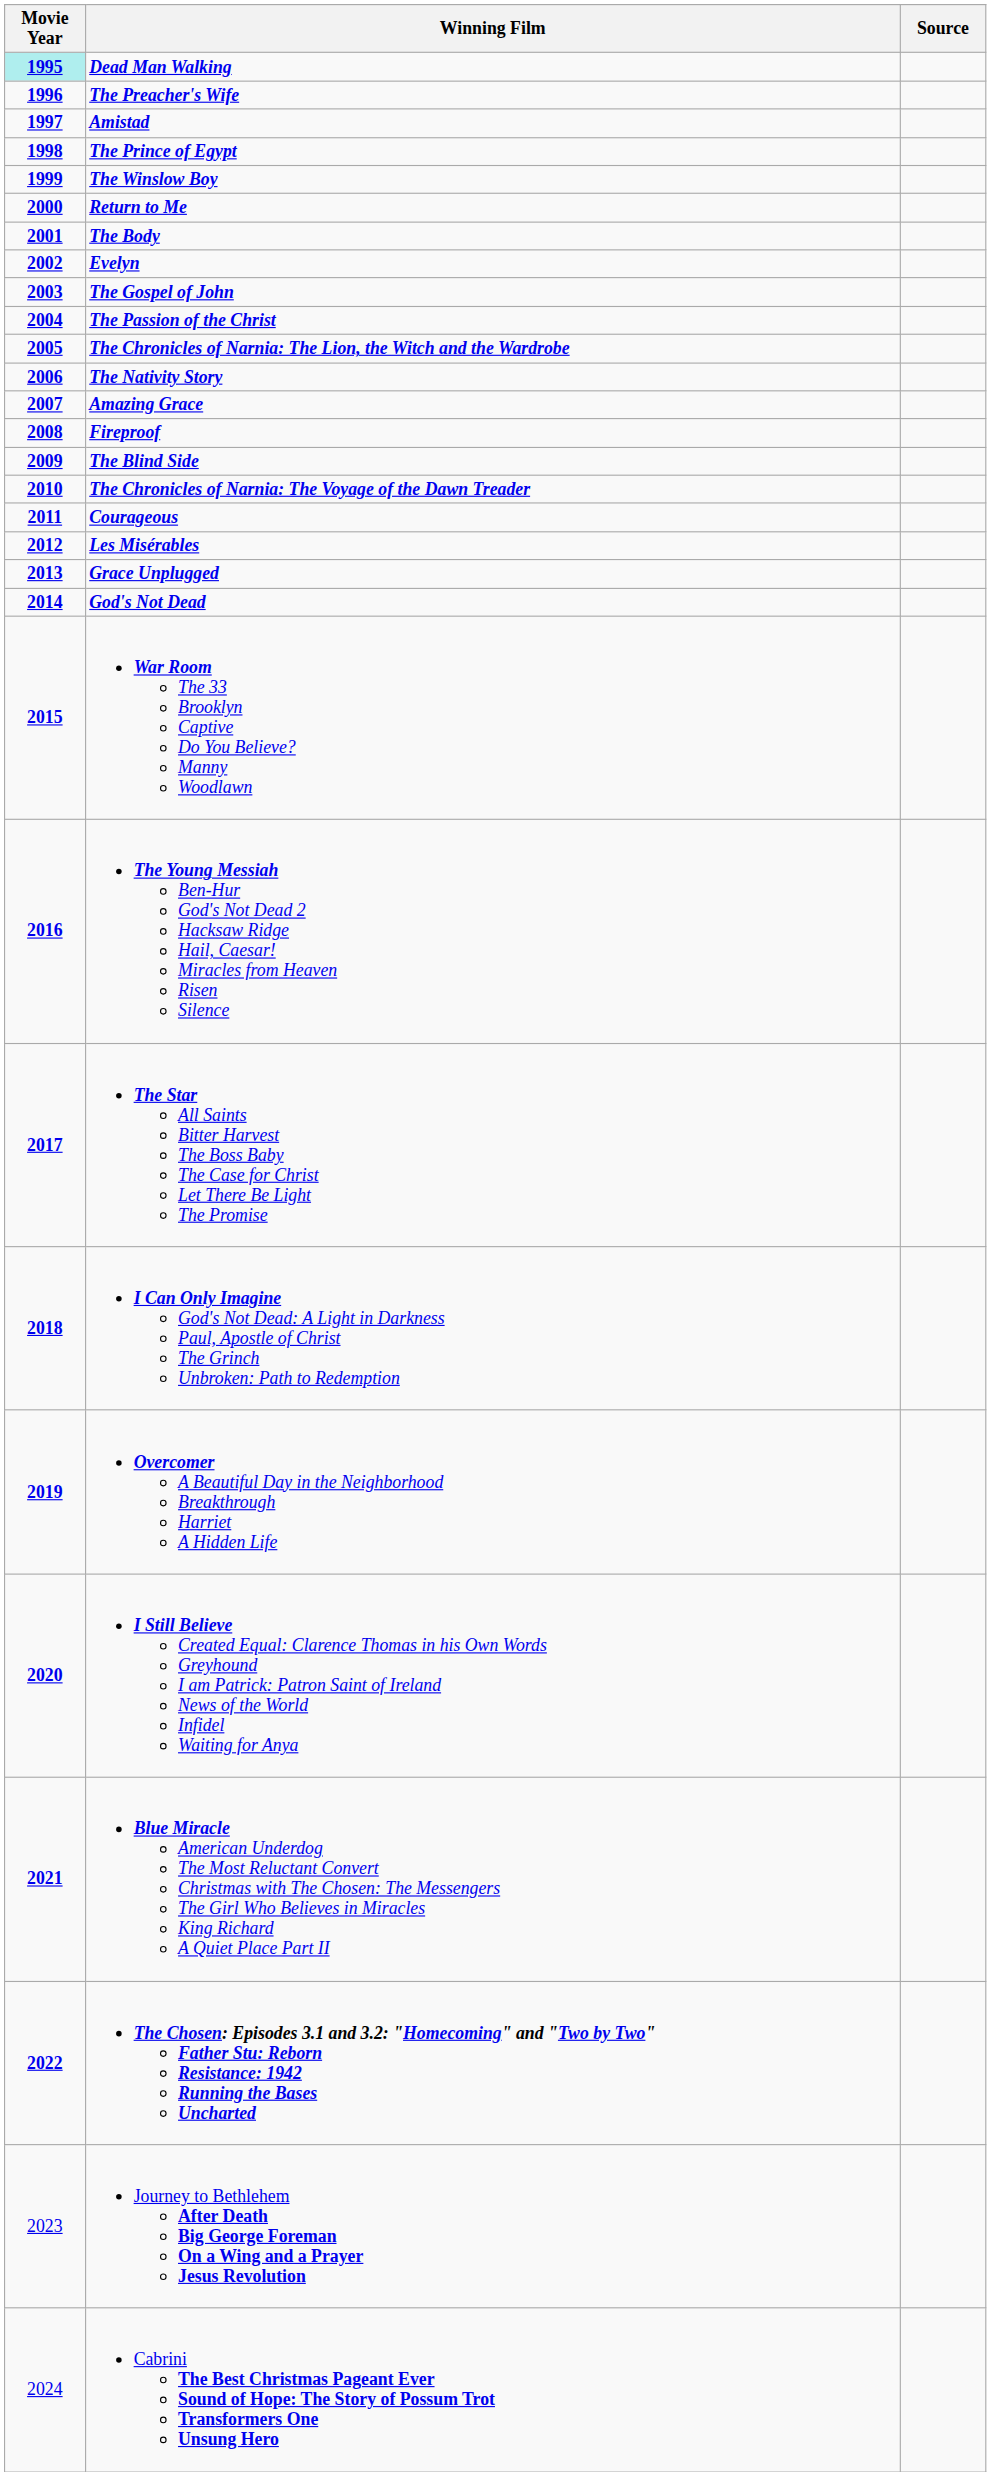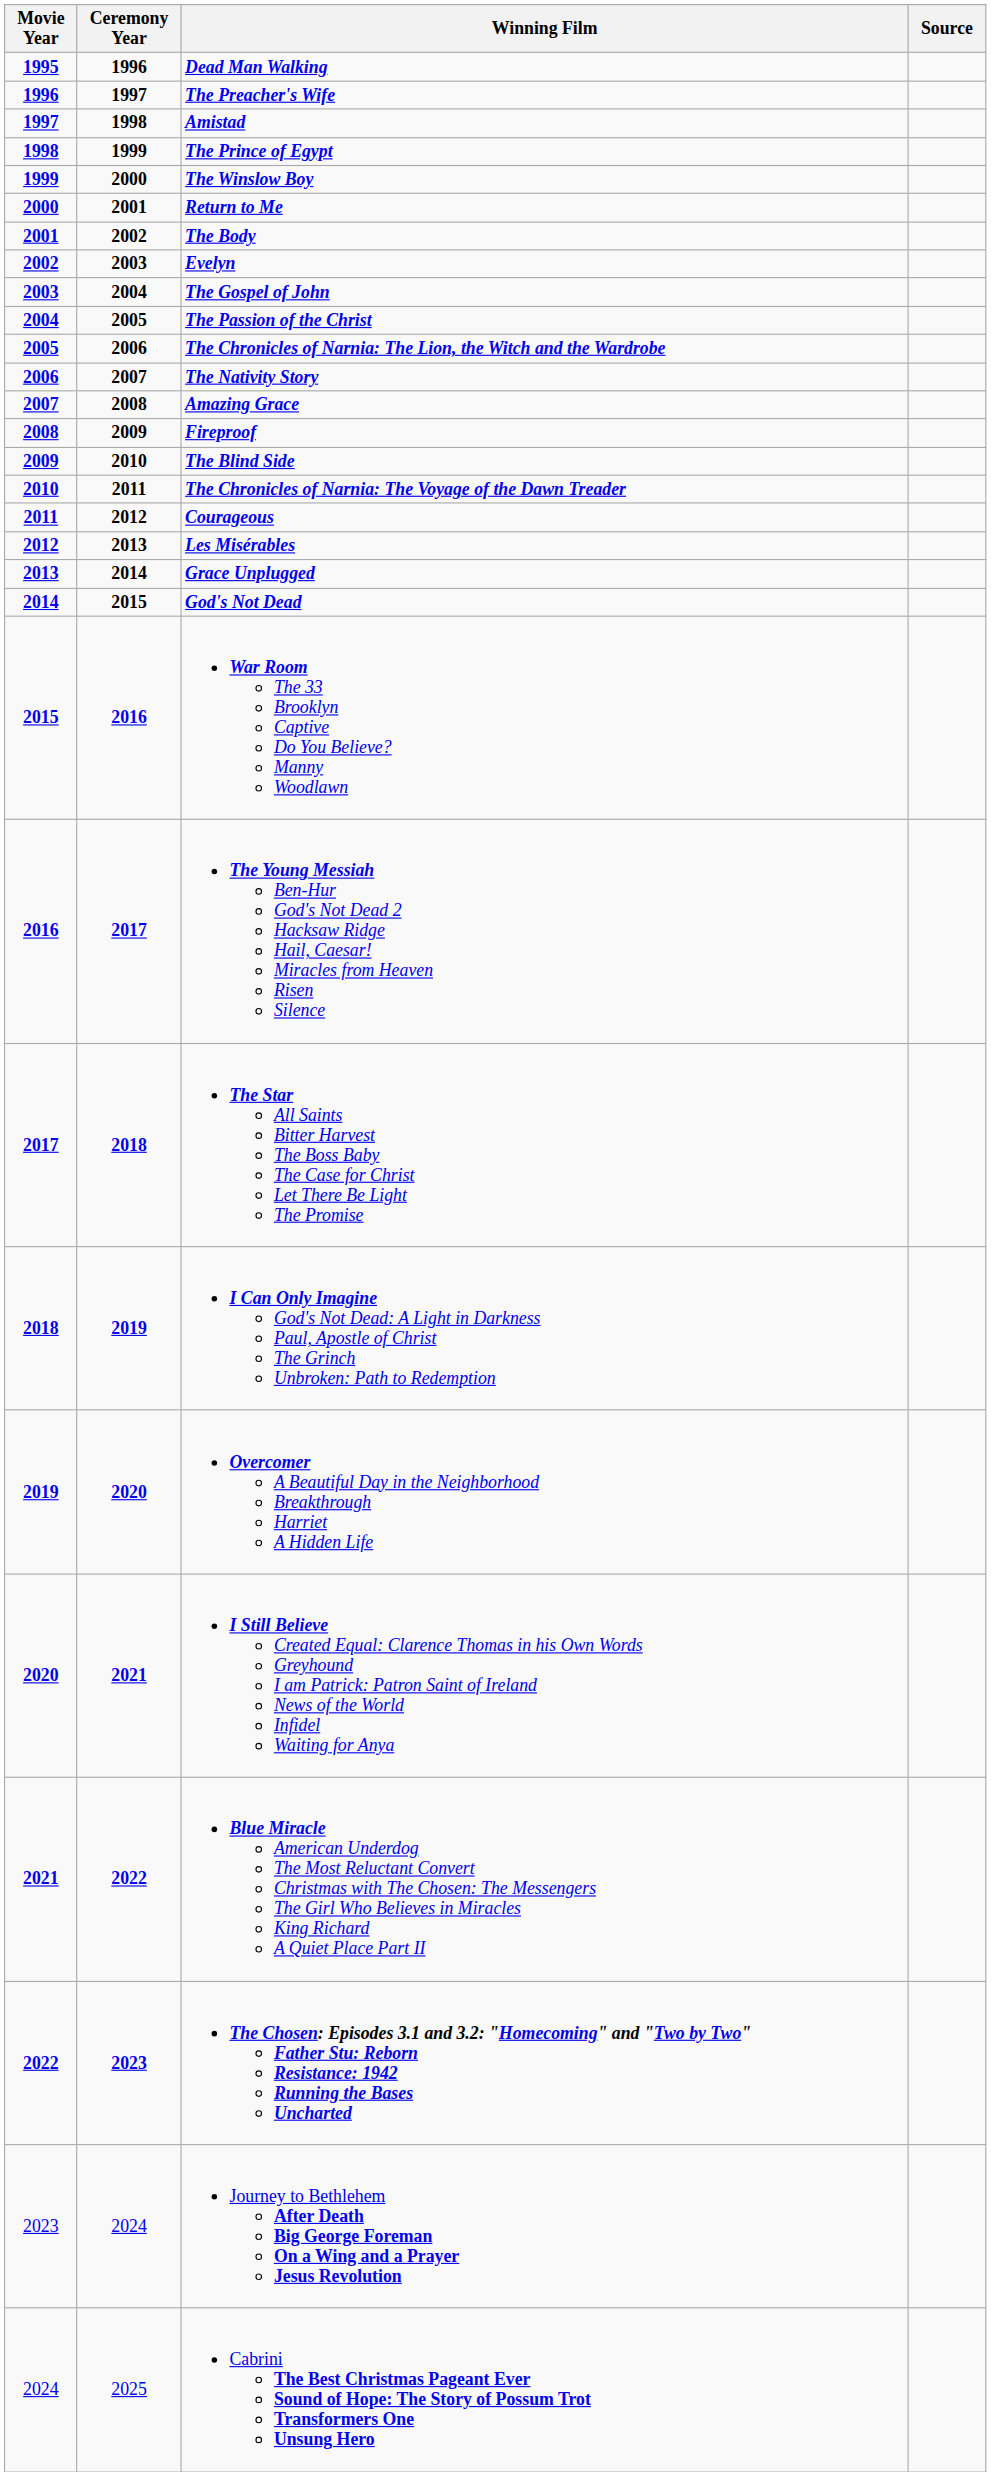+ column: (129, 28)
(45, 66) paleturquoise background -> (41, 66) no background
